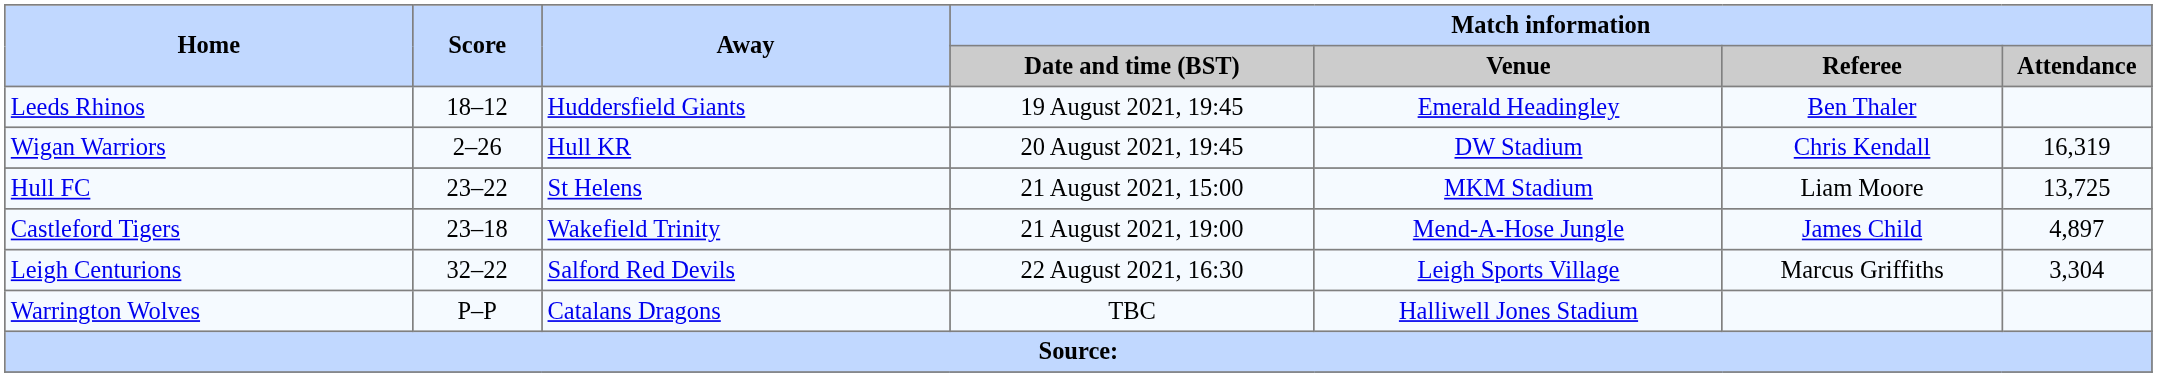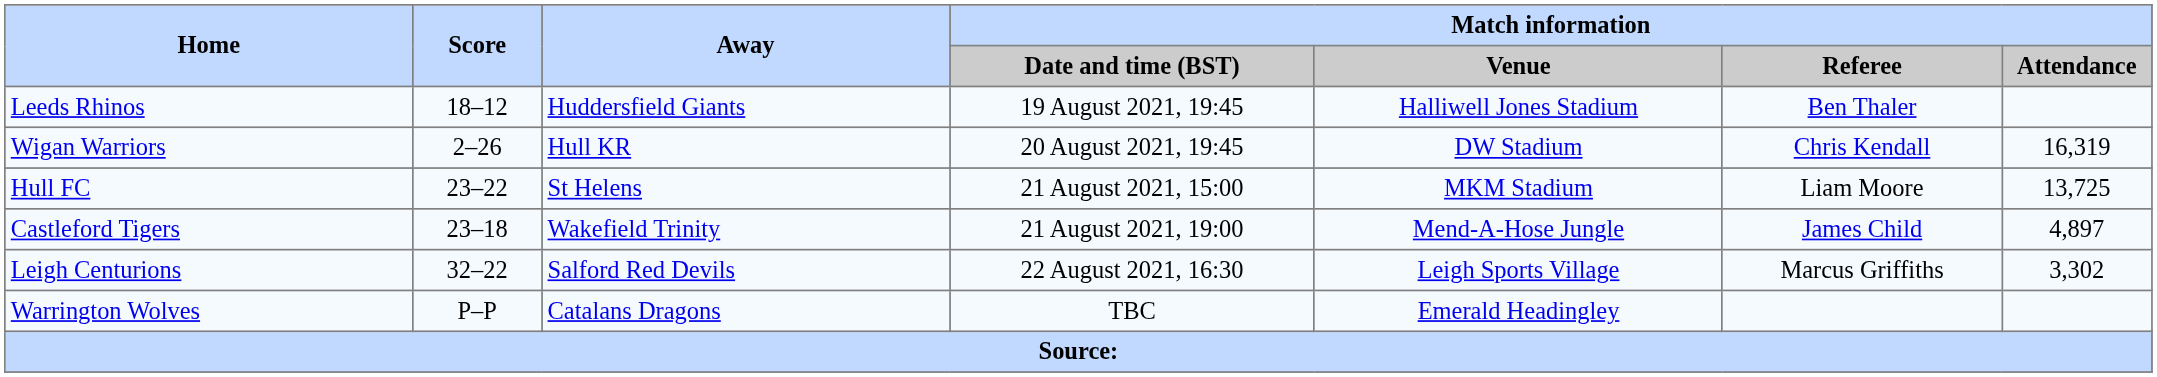(1519, 106) Emerald Headingley -> (1519, 106) Halliwell Jones Stadium
(2077, 269) 3,304 -> (2077, 269) 3,302
(1519, 310) Halliwell Jones Stadium -> (1519, 310) Emerald Headingley
